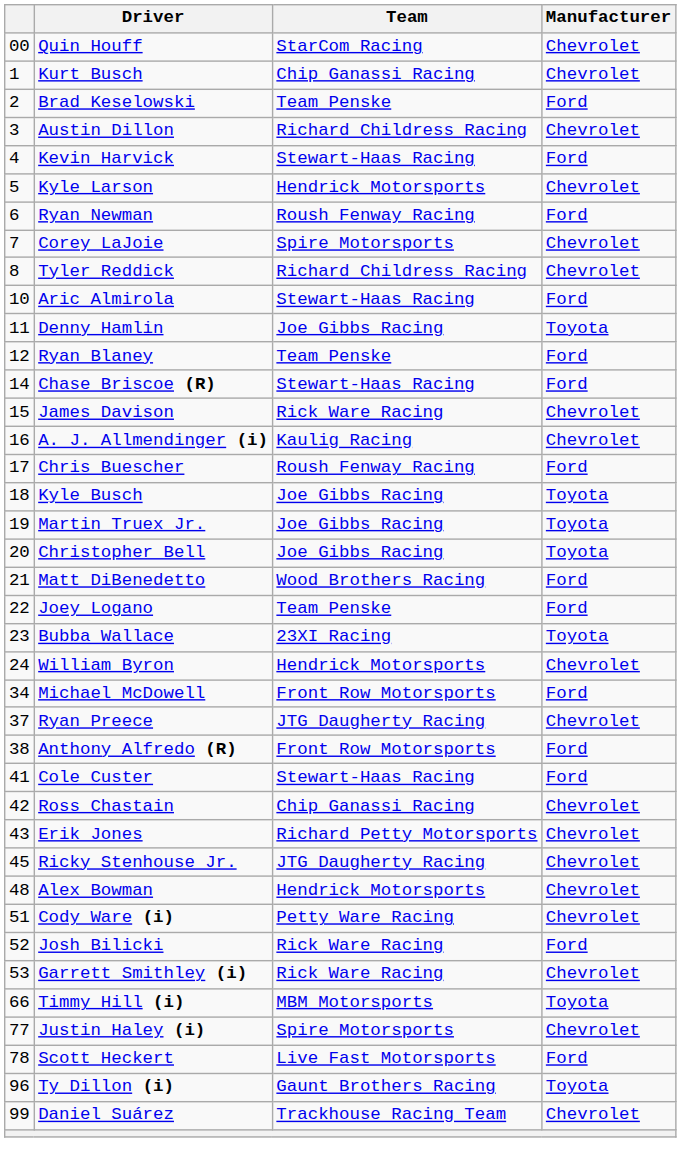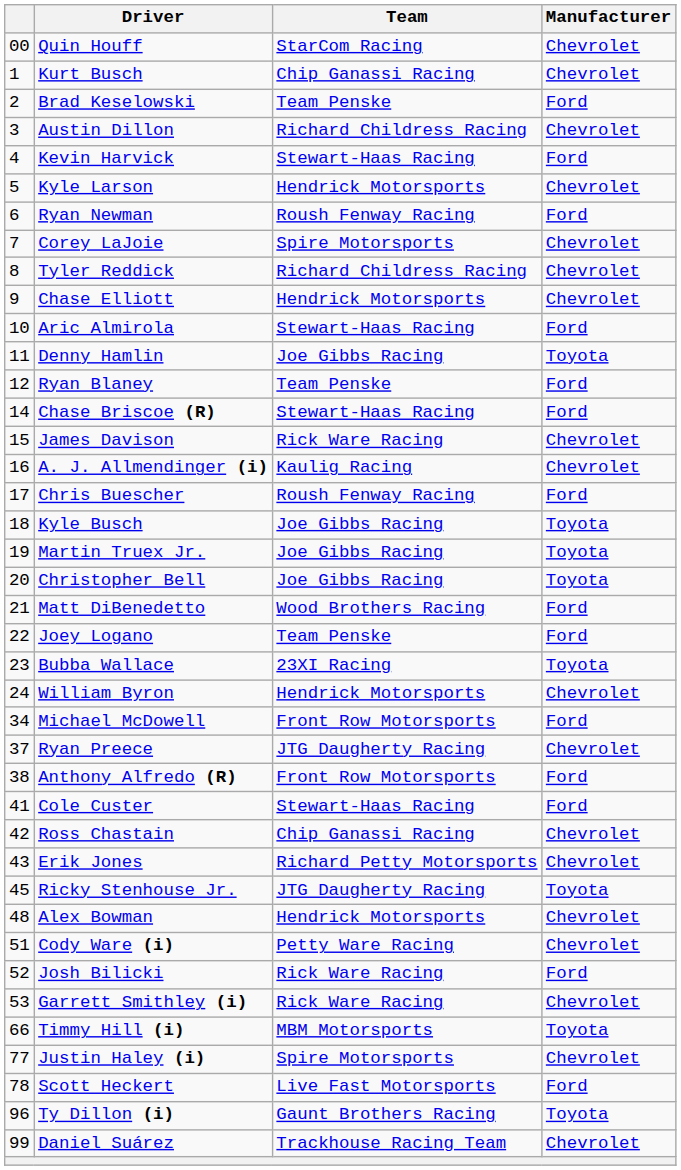+ row: (106, 300)
(593, 862) Chevrolet -> (577, 891) Toyota
